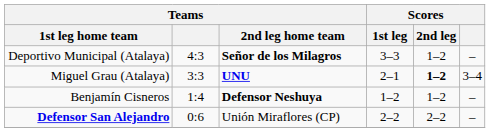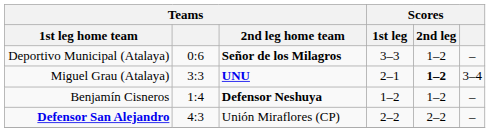(196, 55) 4:3 -> (196, 55) 0:6
(196, 117) 0:6 -> (196, 117) 4:3
